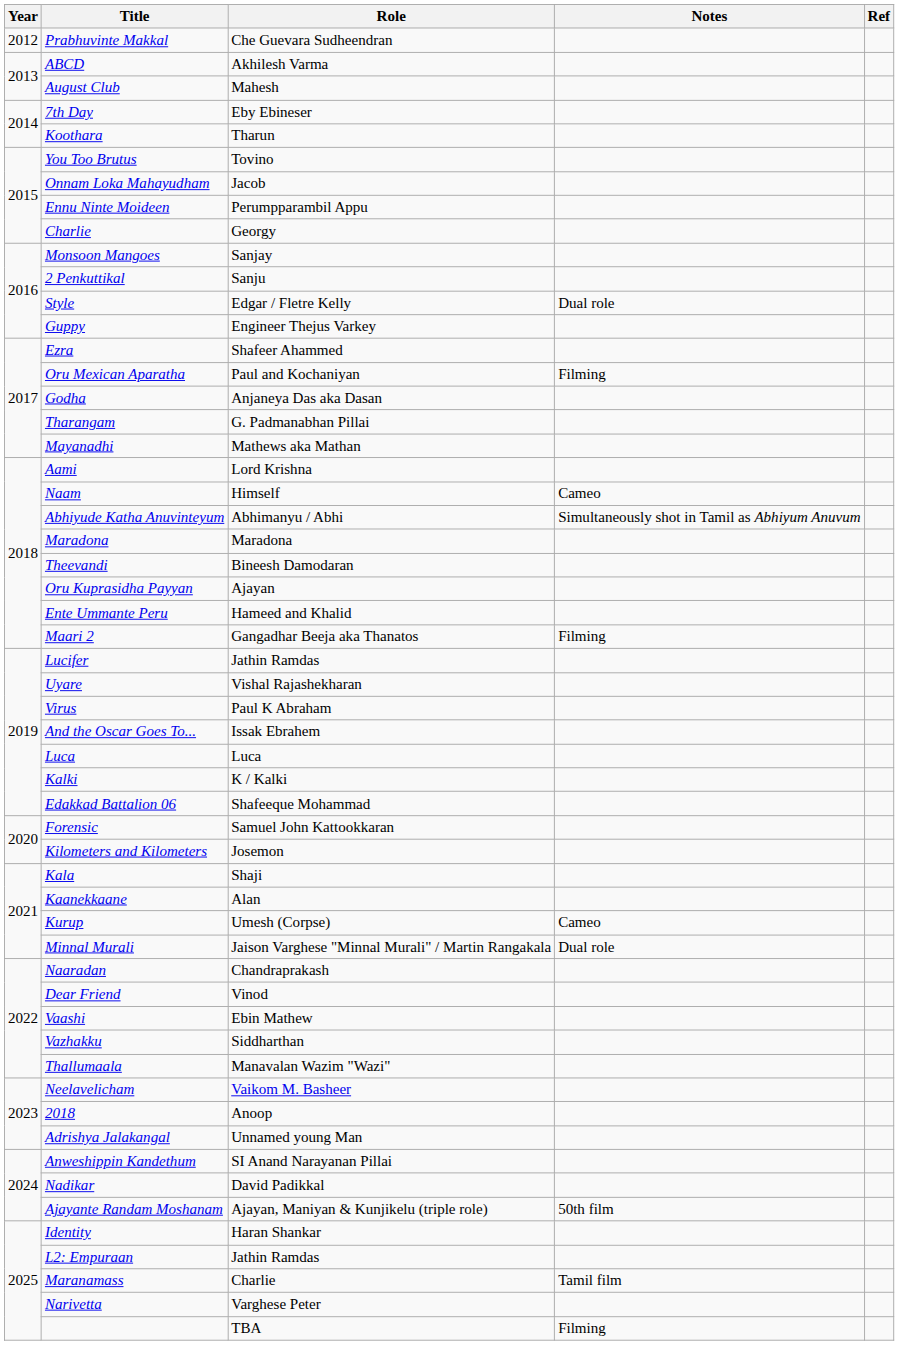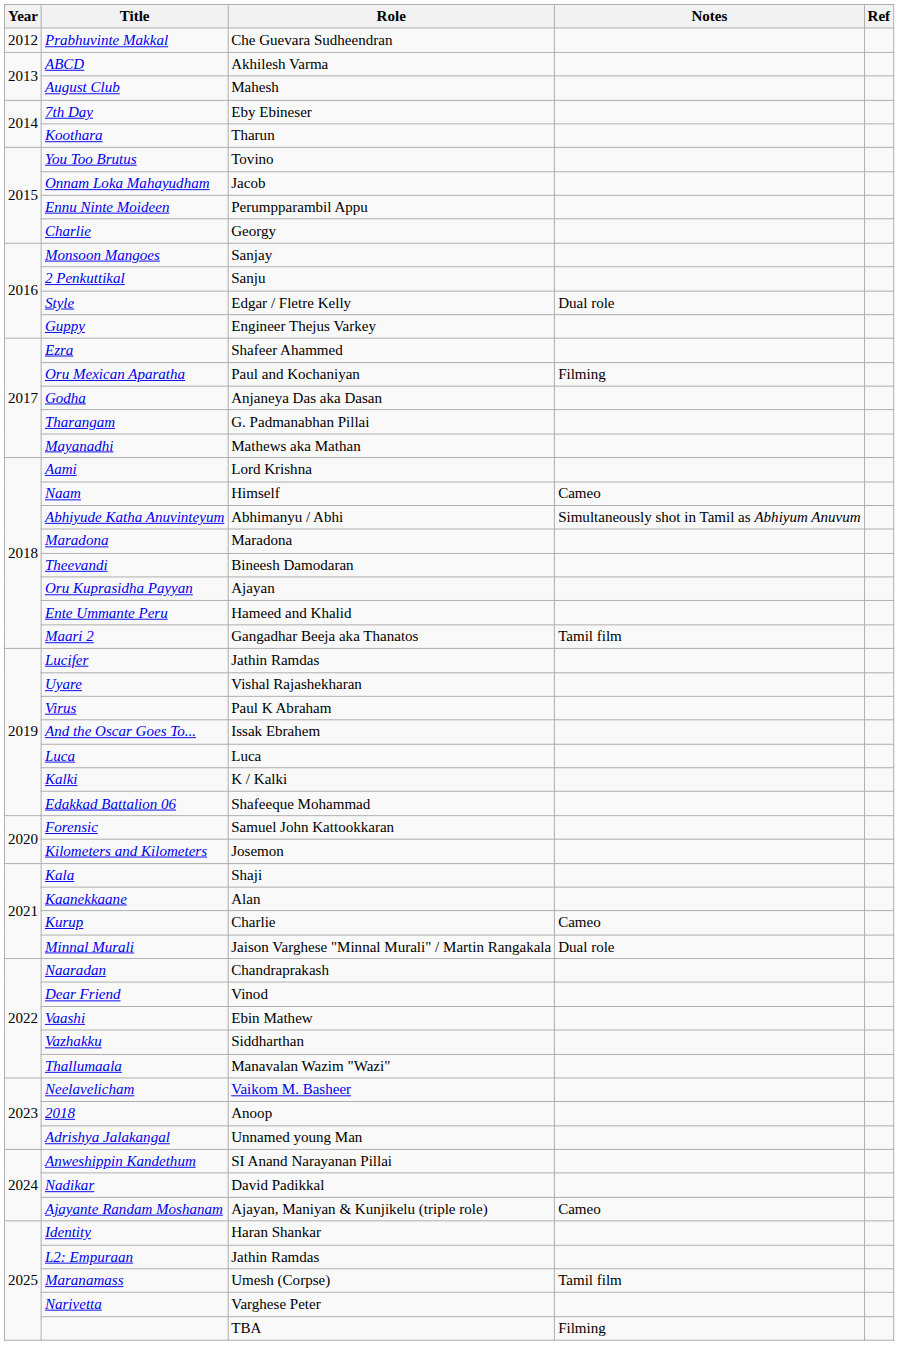(582, 636) Filming -> (590, 636) Tamil film
(281, 922) Umesh (Corpse) -> (253, 922) Charlie
(586, 1209) 50th film -> (579, 1209) Cameo
(253, 1280) Charlie -> (281, 1280) Umesh (Corpse)
